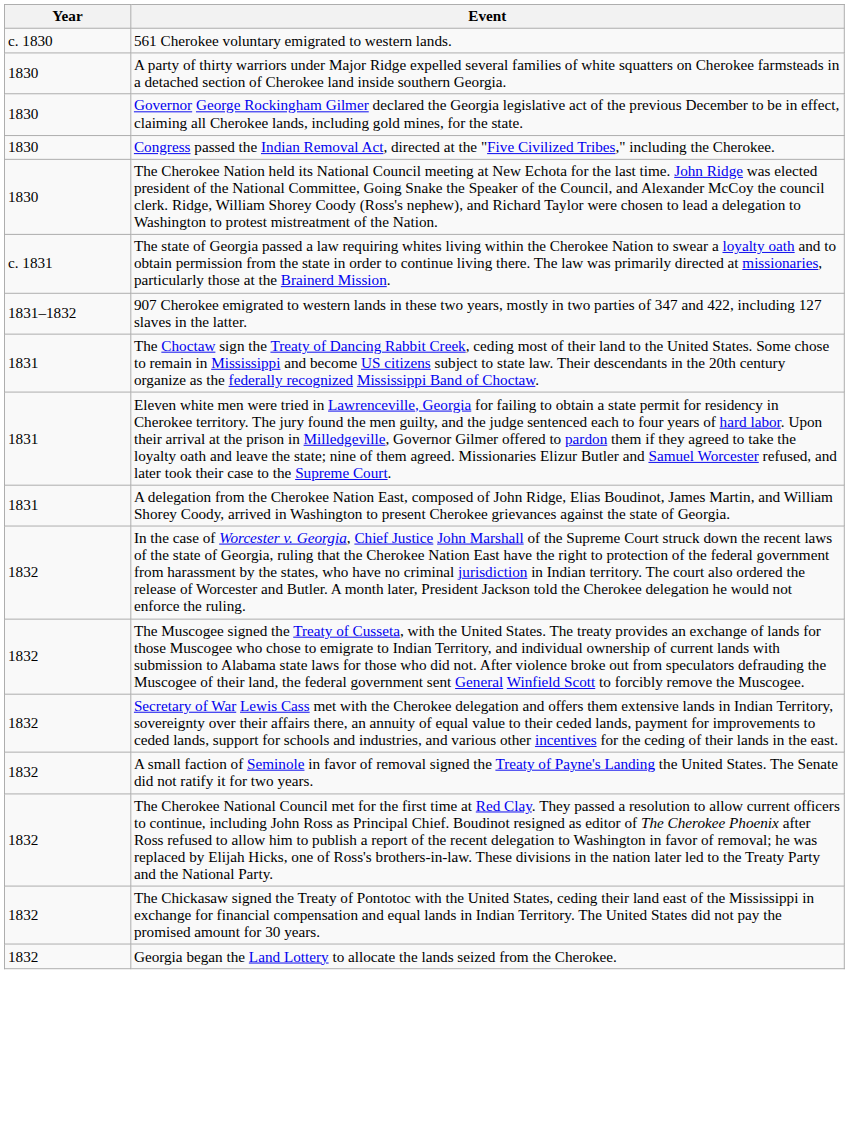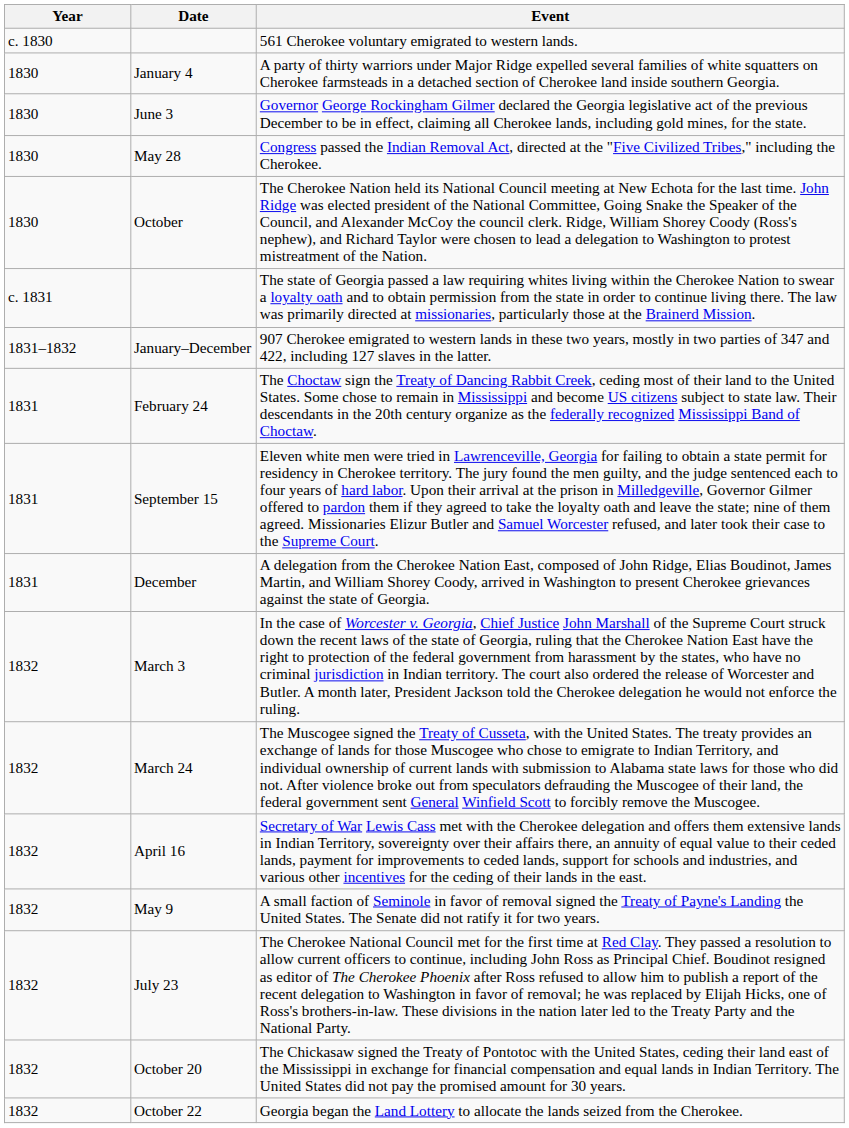+ column: (193, 16)
